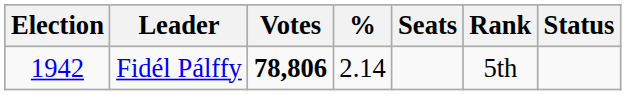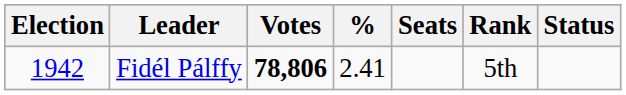(363, 67) 2.14 -> (363, 67) 2.41
